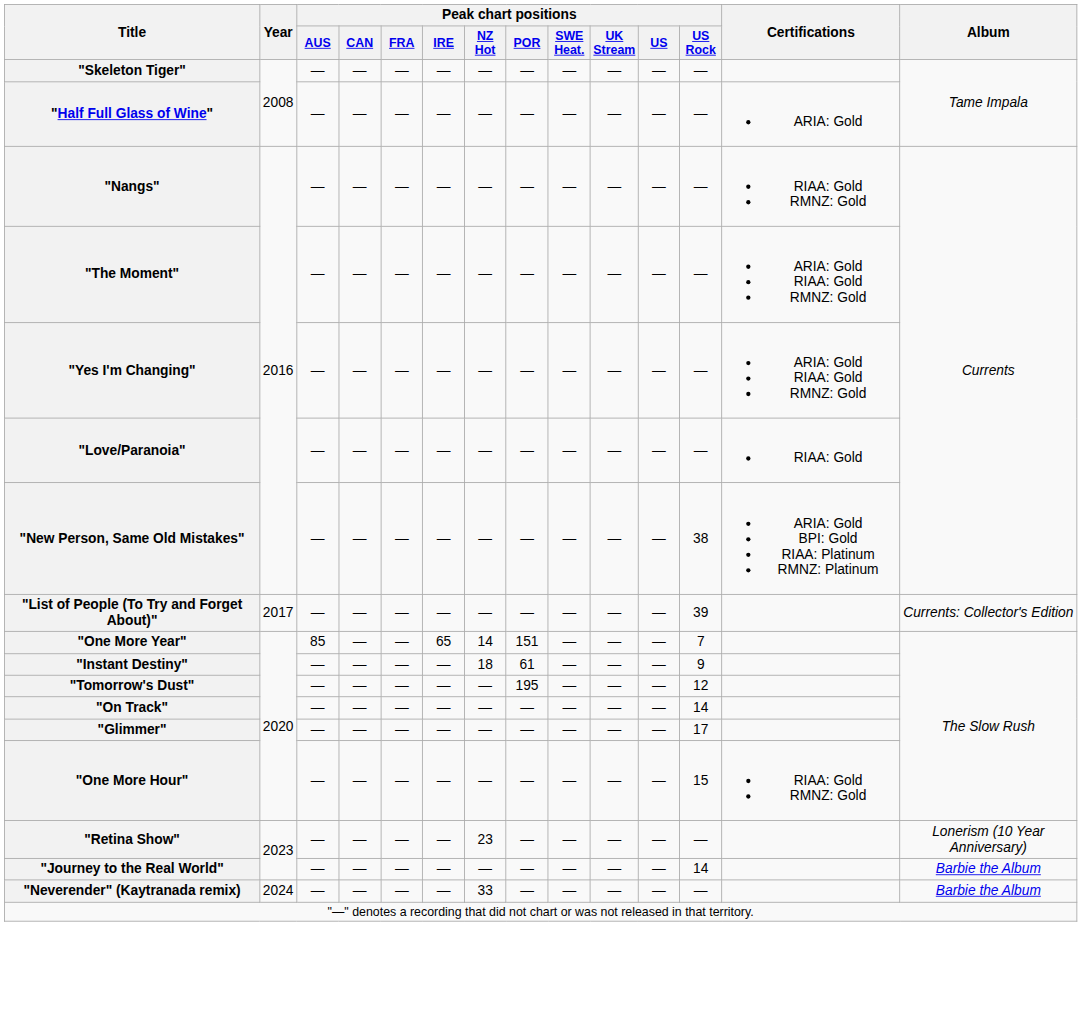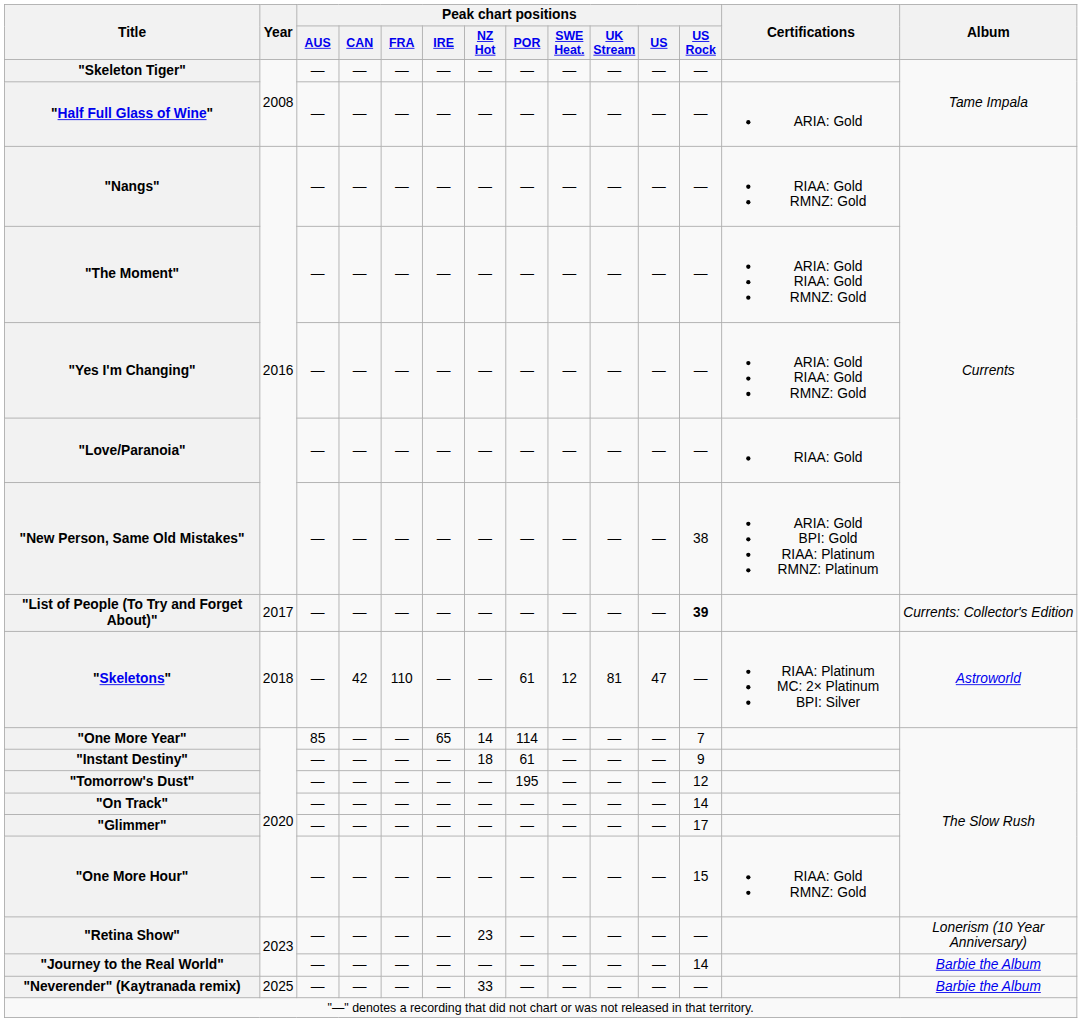(701, 612) normal -> (701, 612) bold
+ row: (132, 679)
(527, 642) 151 -> (527, 738) 114
(278, 890) 2024 -> (278, 986) 2025
